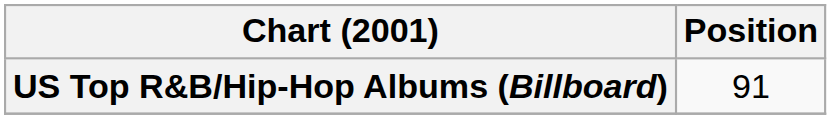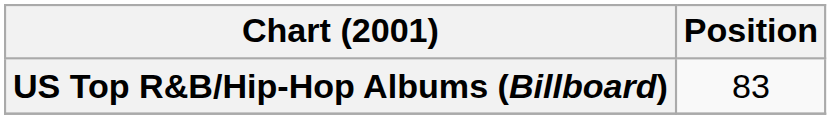(751, 85) 91 -> (751, 85) 83
